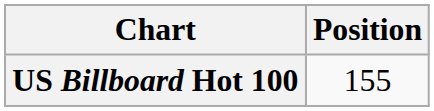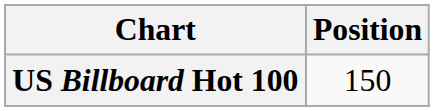(368, 79) 155 -> (368, 79) 150
